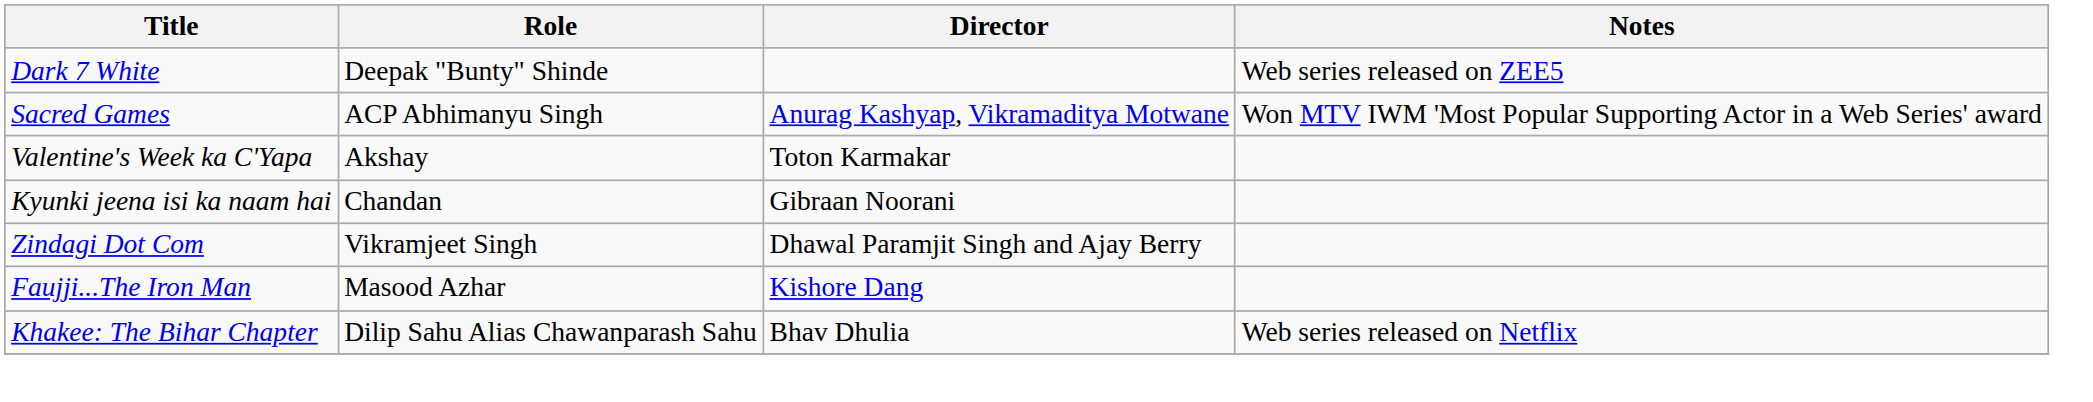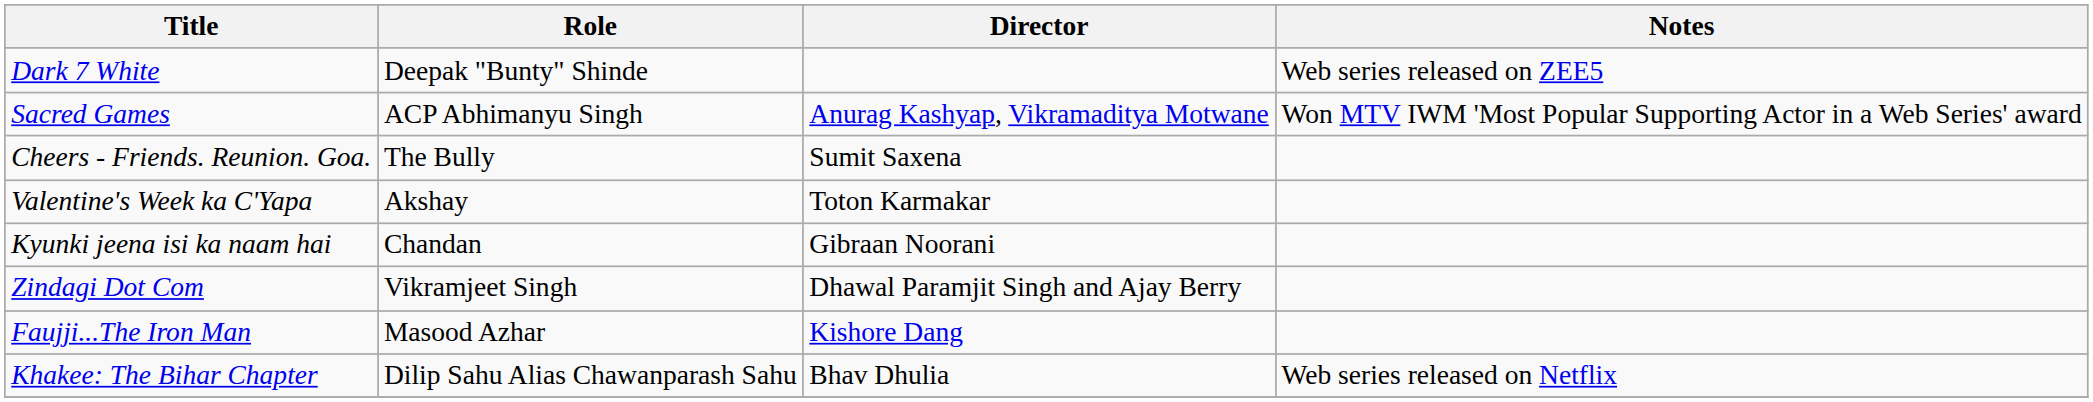+ row: (191, 157)
